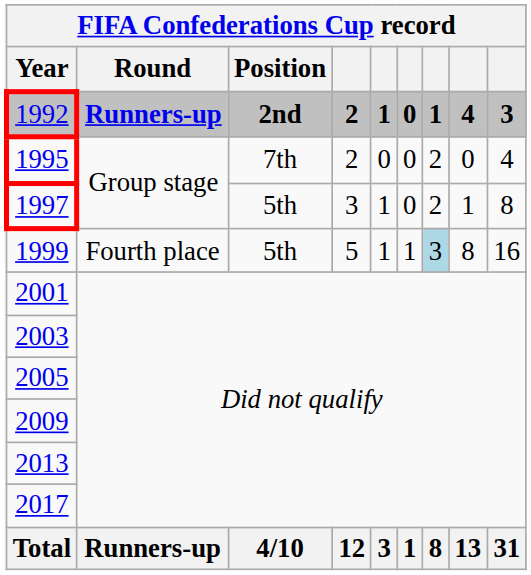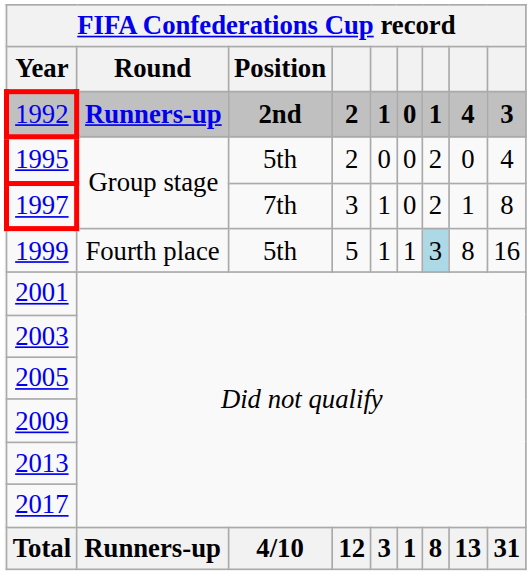(280, 159) 7th -> (280, 159) 5th
(280, 205) 5th -> (280, 205) 7th
